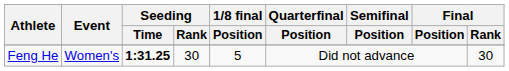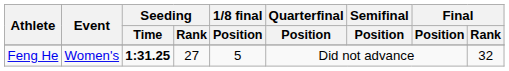(192, 56) 30 -> (192, 56) 27
(486, 56) 30 -> (486, 56) 32
